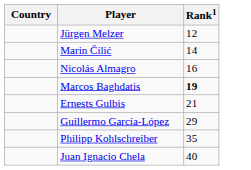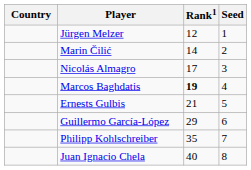+ column: (233, 14)
(192, 68) 16 -> (192, 68) 17
